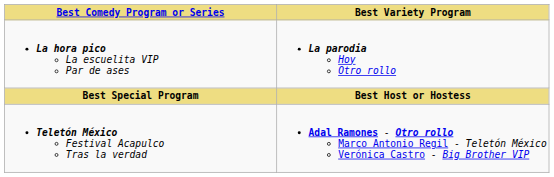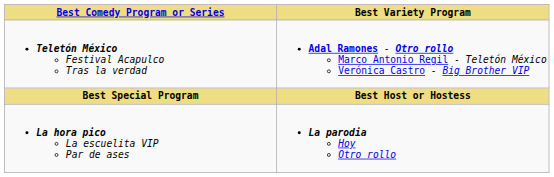rows swapped: (141, 60) <-> (141, 144)
